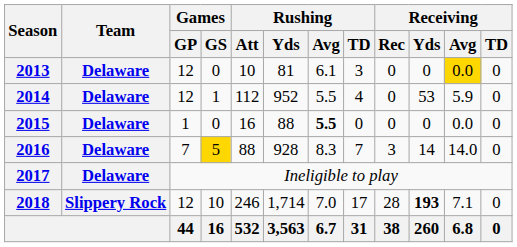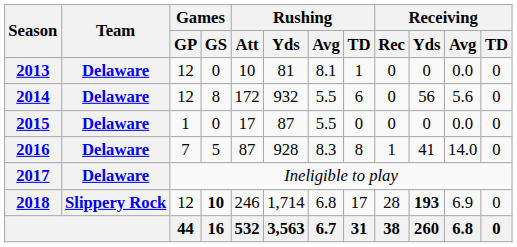(326, 70) 6.1 -> (326, 70) 8.1
(359, 70) 3 -> (359, 70) 1
(463, 70) gold background -> (463, 70) no background
(216, 96) 1 -> (216, 96) 8
(247, 96) 112 -> (247, 96) 172
(286, 96) 952 -> (286, 96) 932
(359, 96) 4 -> (359, 96) 6
(427, 96) 53 -> (427, 96) 56
(463, 96) 5.9 -> (463, 96) 5.6
(247, 123) 16 -> (247, 123) 17
(286, 123) 88 -> (286, 123) 87
(326, 123) bold -> (326, 123) normal
(216, 149) gold background -> (216, 149) no background
(247, 149) 88 -> (247, 149) 87
(359, 149) 7 -> (359, 149) 8
(392, 149) 3 -> (392, 149) 1
(427, 149) 14 -> (427, 149) 41
(216, 202) normal -> (216, 202) bold
(326, 202) 7.0 -> (326, 202) 6.8
(463, 202) 7.1 -> (463, 202) 6.9
